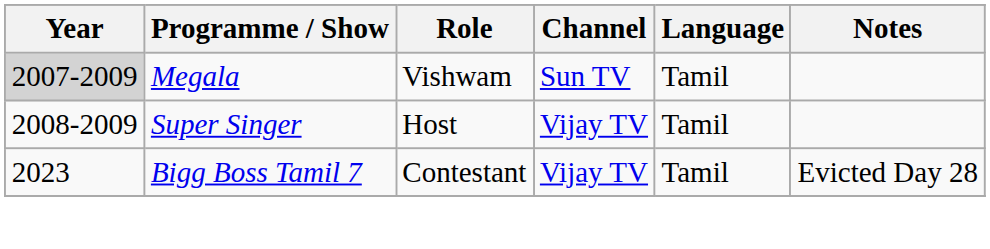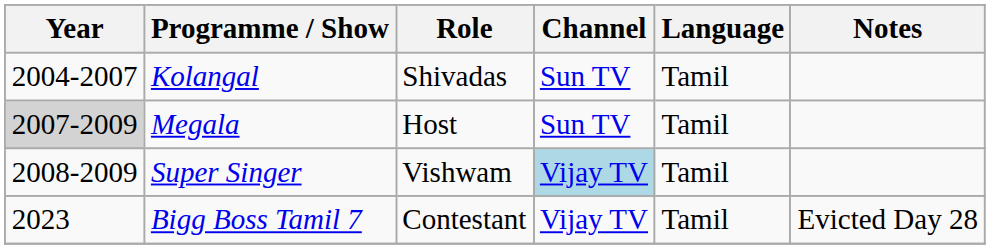+ row: (205, 76)
(457, 76) Vishwam -> (430, 124) Host
(430, 124) Host -> (457, 172) Vishwam
(594, 124) no background -> (594, 172) lightblue background
